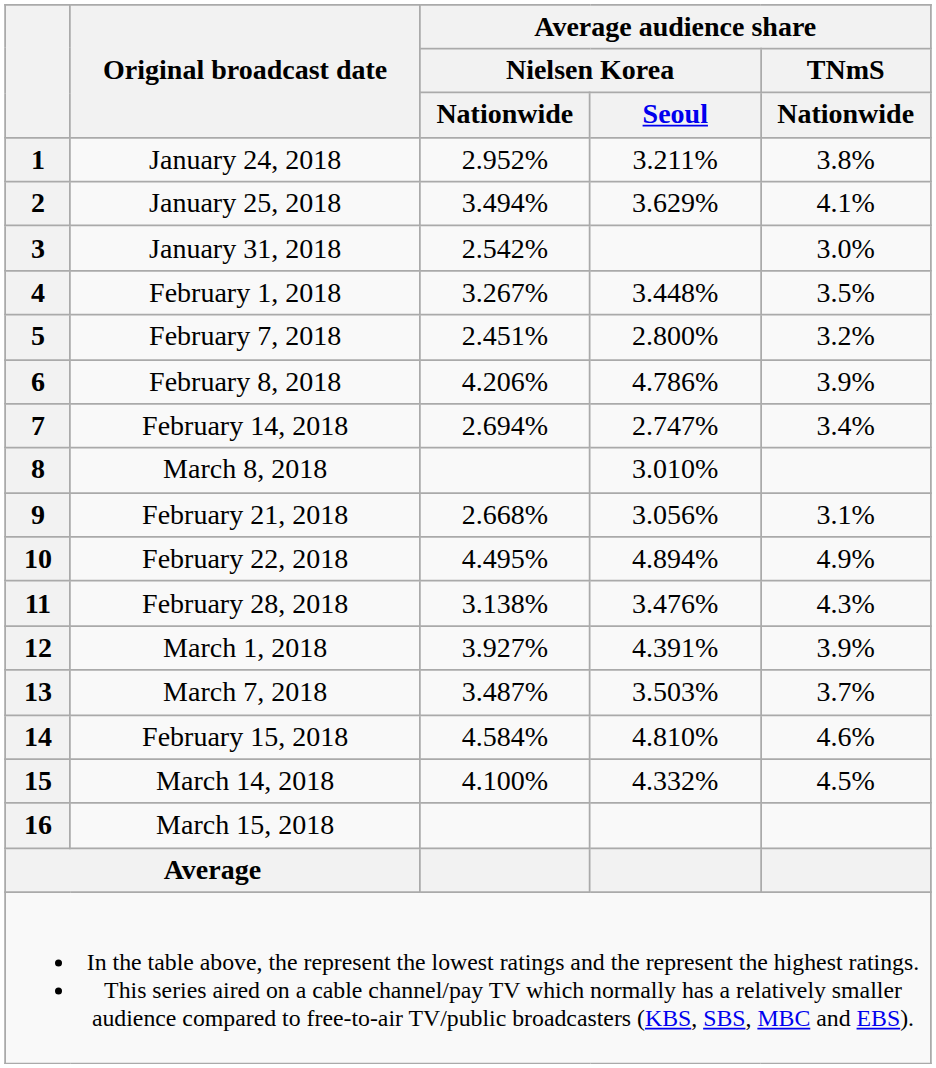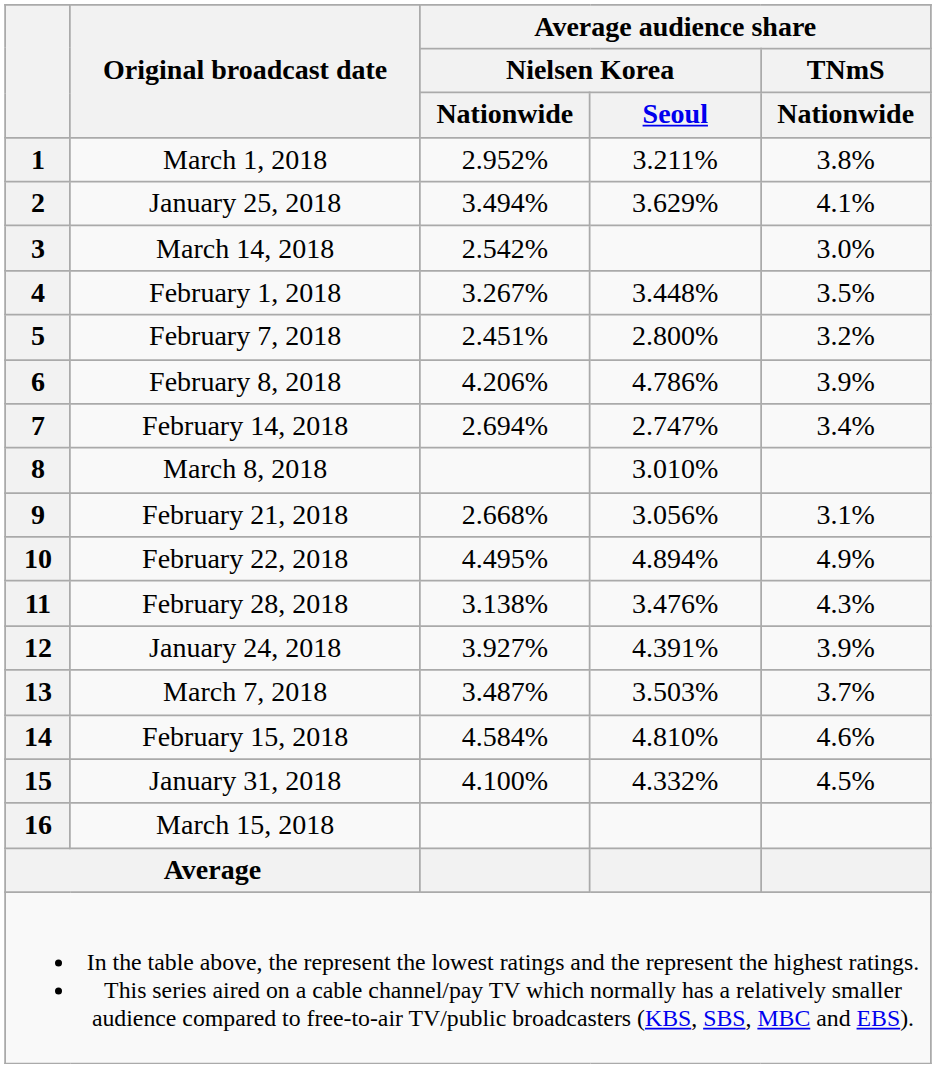(245, 159) January 24, 2018 -> (245, 159) March 1, 2018
(245, 247) January 31, 2018 -> (245, 247) March 14, 2018
(245, 647) March 1, 2018 -> (245, 647) January 24, 2018
(245, 780) March 14, 2018 -> (245, 780) January 31, 2018
